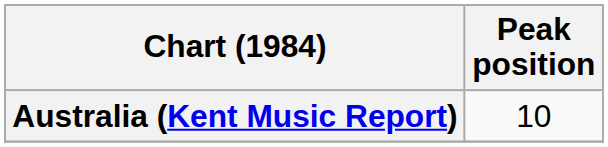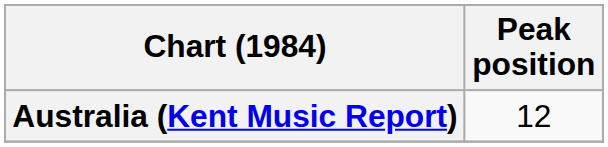(534, 115) 10 -> (534, 115) 12
